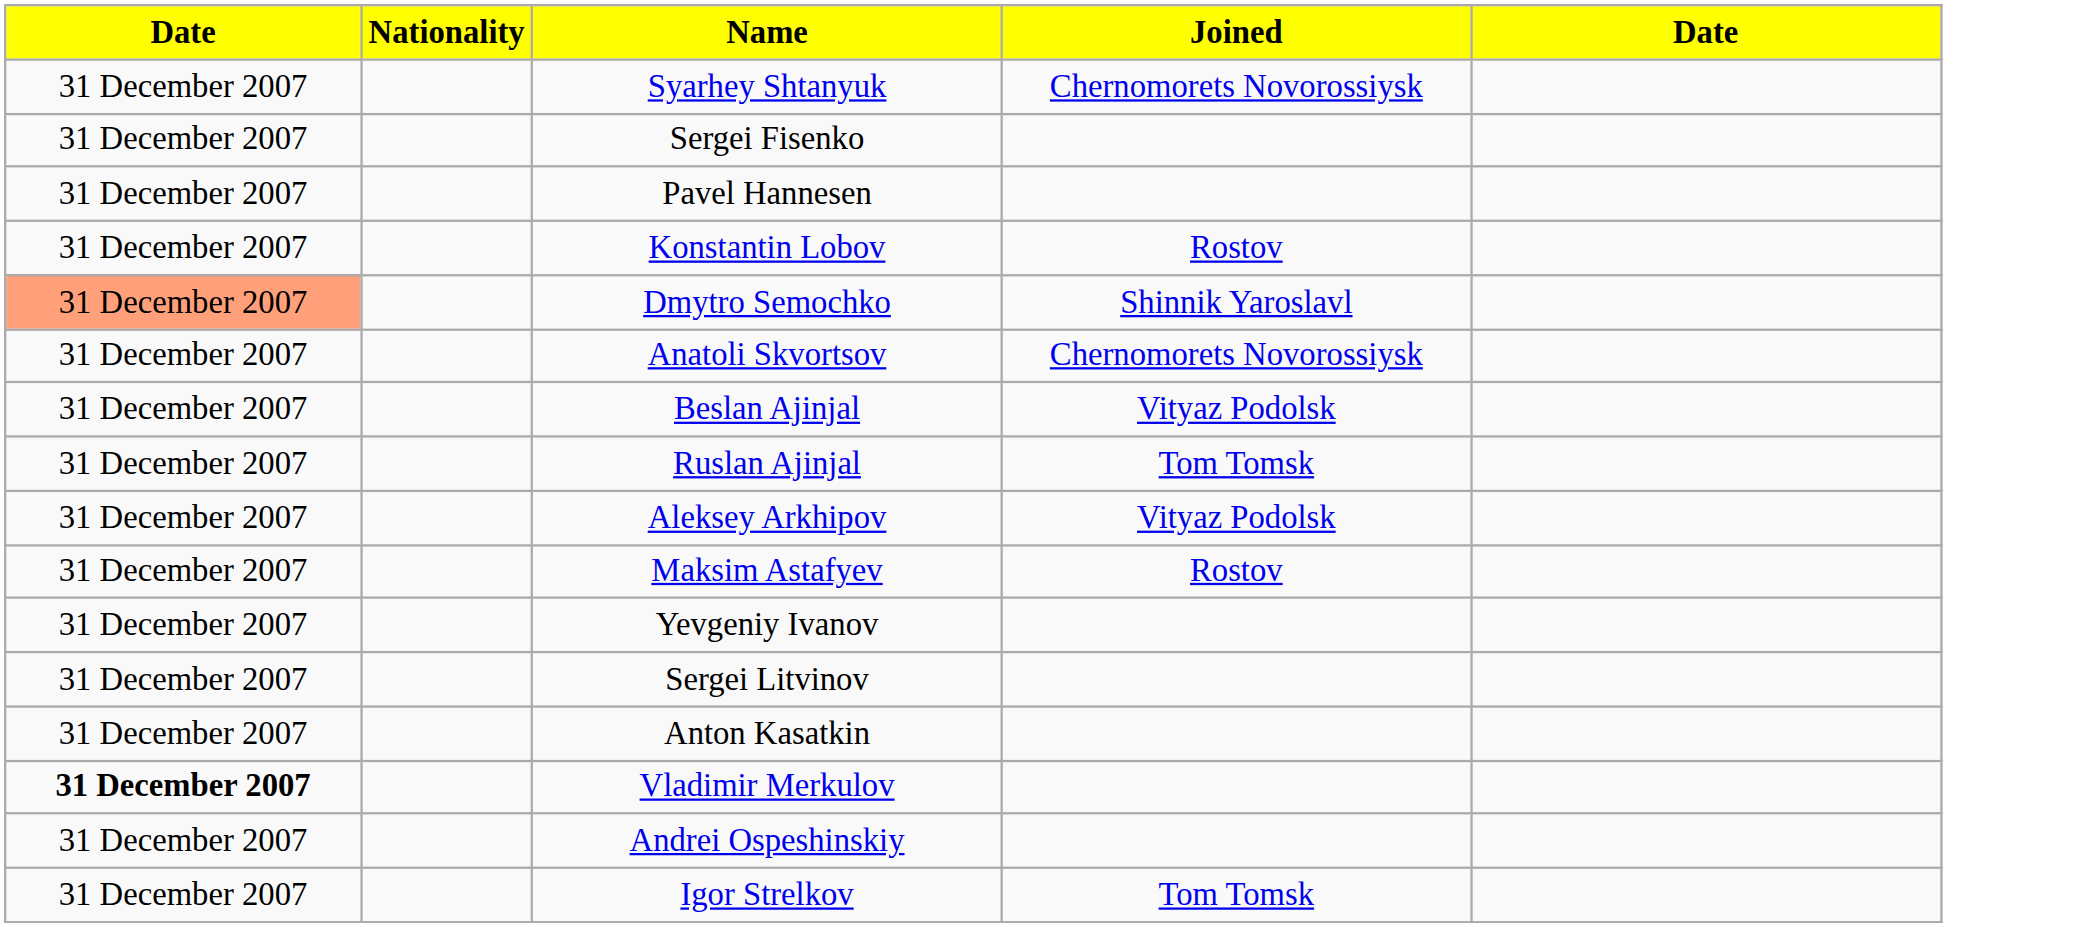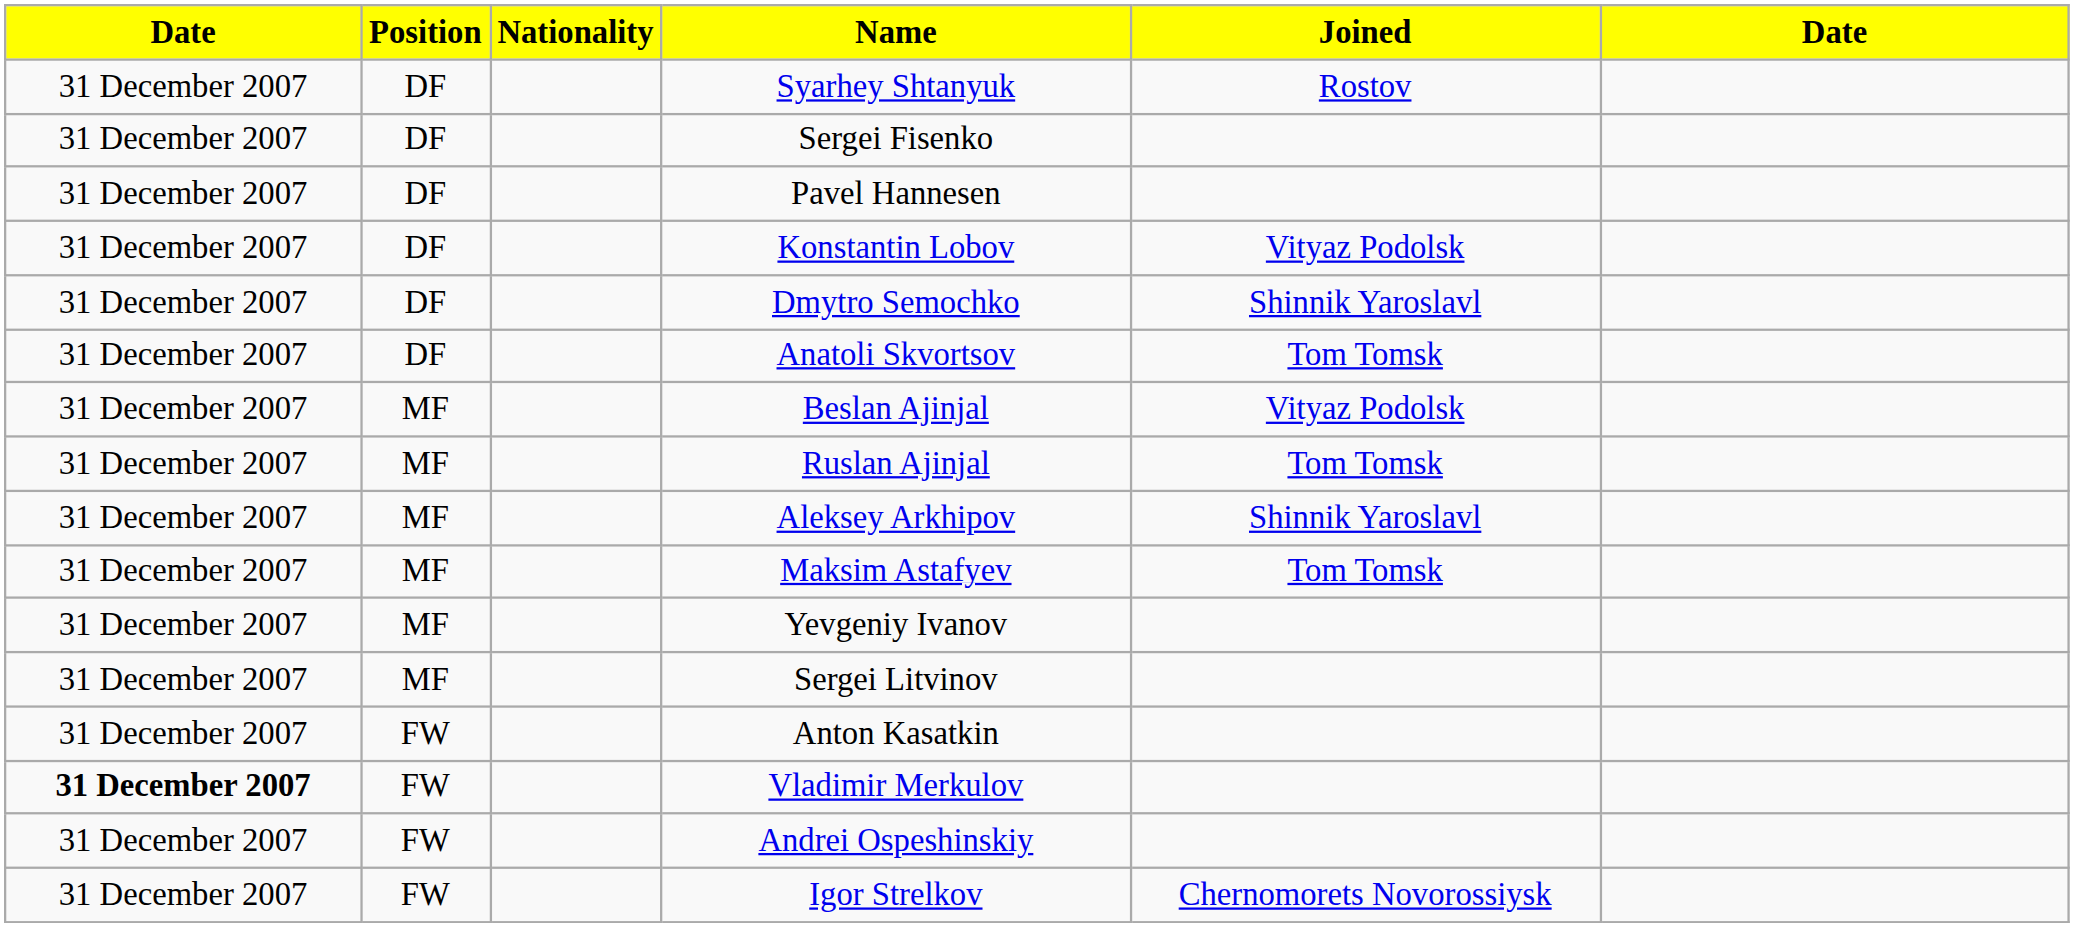+ column: (425, 31)
(1236, 85) Chernomorets Novorossiysk -> (1365, 85) Rostov
(1236, 247) Rostov -> (1365, 247) Vityaz Podolsk
(183, 301) lightsalmon background -> (183, 301) no background
(1236, 355) Chernomorets Novorossiysk -> (1365, 355) Tom Tomsk
(1236, 517) Vityaz Podolsk -> (1365, 517) Shinnik Yaroslavl
(1236, 570) Rostov -> (1365, 570) Tom Tomsk
(1236, 894) Tom Tomsk -> (1365, 894) Chernomorets Novorossiysk
